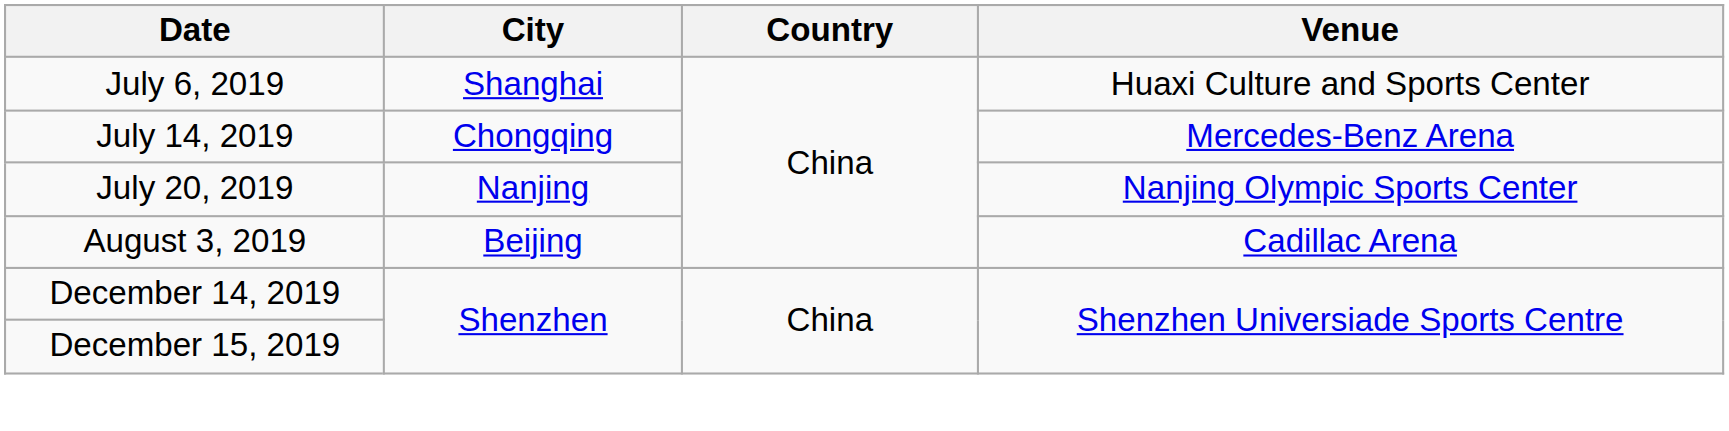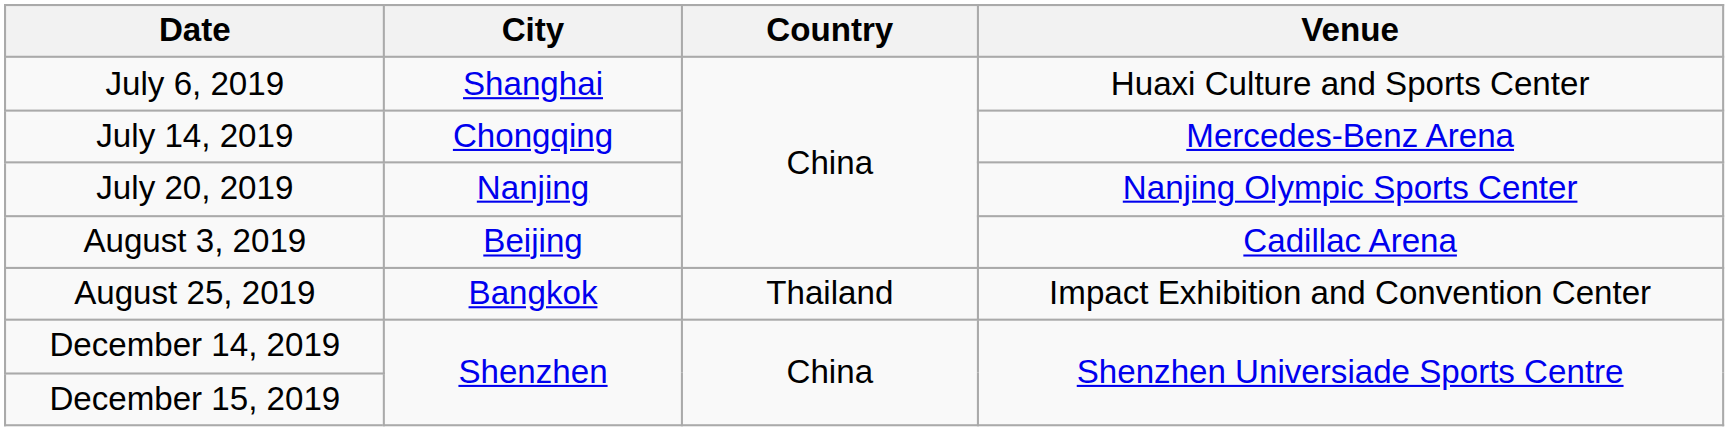+ row: (195, 293)
